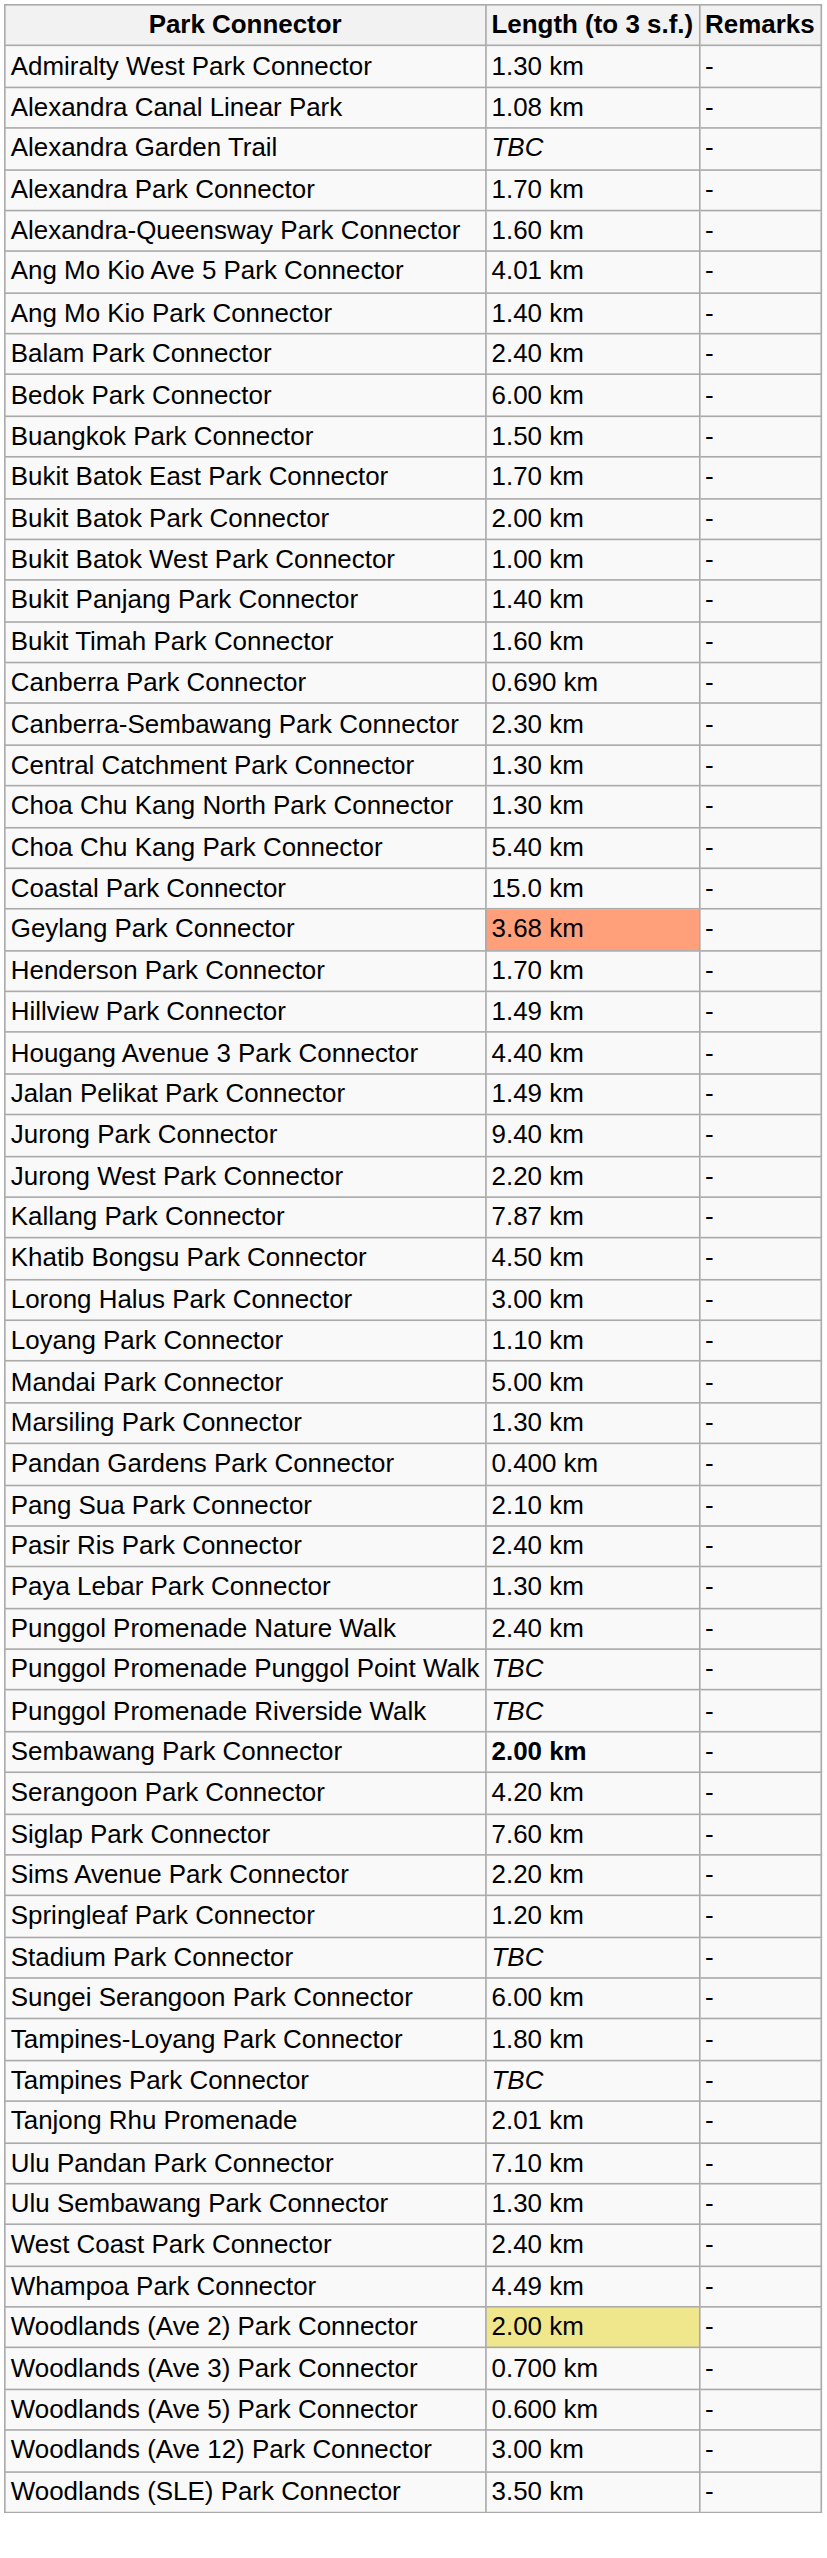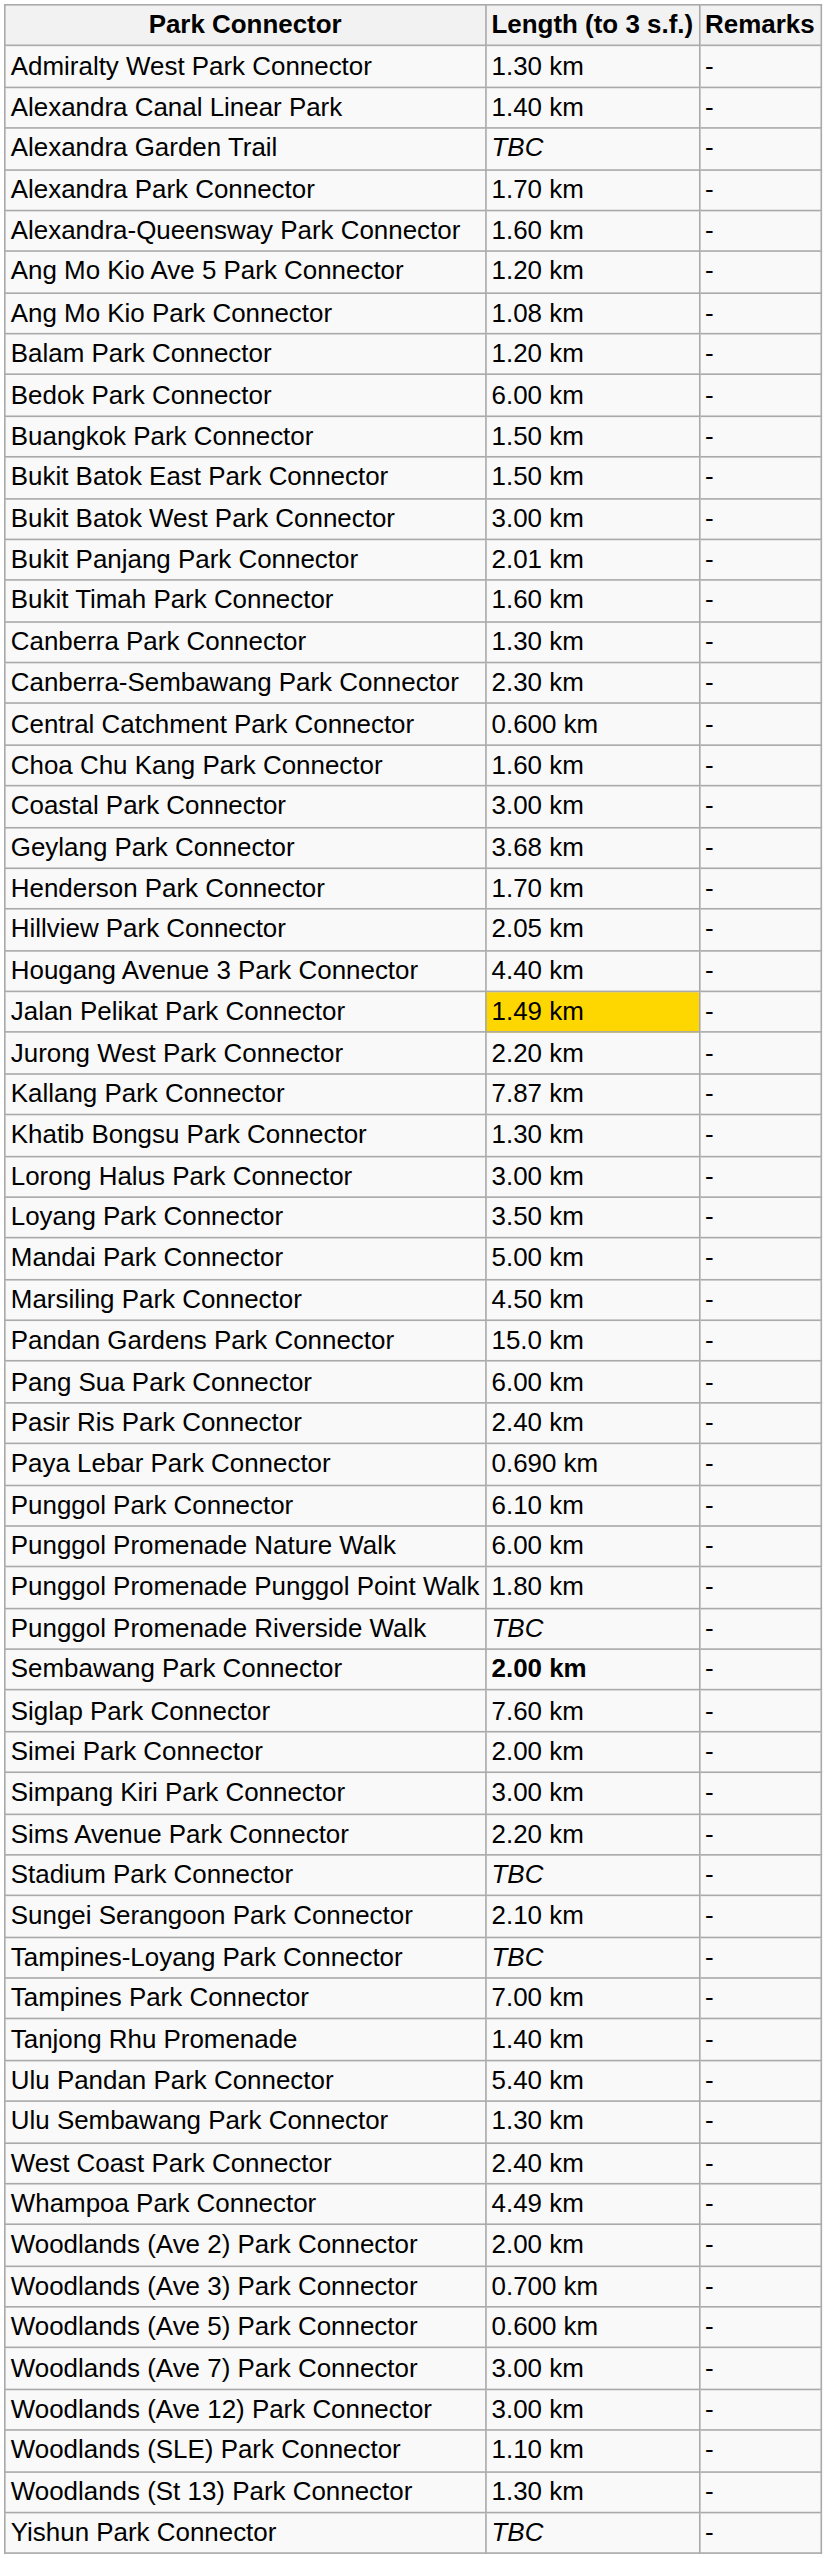(538, 107) 1.08 km -> (538, 107) 1.40 km
(538, 271) 4.01 km -> (538, 271) 1.20 km
(538, 312) 1.40 km -> (538, 312) 1.08 km
(538, 353) 2.40 km -> (538, 353) 1.20 km
(538, 477) 1.70 km -> (538, 477) 1.50 km
- row: (170, 518)
(538, 559) 1.00 km -> (538, 518) 3.00 km
(538, 600) 1.40 km -> (538, 559) 2.01 km
(545, 682) 0.690 km -> (538, 641) 1.30 km
(538, 764) 1.30 km -> (545, 723) 0.600 km
- row: (232, 806)
(538, 847) 5.40 km -> (538, 764) 1.60 km
(538, 888) 15.0 km -> (538, 806) 3.00 km
(538, 929) lightsalmon background -> (538, 847) no background
(538, 1011) 1.49 km -> (538, 929) 2.05 km
(538, 1093) no background -> (538, 1011) gold background
- row: (144, 1134)
(538, 1258) 4.50 km -> (538, 1134) 1.30 km
(538, 1340) 1.10 km -> (538, 1217) 3.50 km
(538, 1422) 1.30 km -> (538, 1299) 4.50 km
(545, 1463) 0.400 km -> (538, 1340) 15.0 km
(538, 1504) 2.10 km -> (538, 1381) 6.00 km
(538, 1587) 1.30 km -> (545, 1463) 0.690 km
+ row: (152, 1504)
(538, 1628) 2.40 km -> (538, 1546) 6.00 km
(517, 1669) TBC -> (538, 1587) 1.80 km
- row: (168, 1792)
+ row: (137, 1751)
+ row: (178, 1792)
- row: (163, 1915)
(538, 1998) 6.00 km -> (538, 1915) 2.10 km
(538, 2039) 1.80 km -> (517, 1957) TBC
(517, 2080) TBC -> (538, 1998) 7.00 km
(538, 2121) 2.01 km -> (538, 2039) 1.40 km
(538, 2162) 7.10 km -> (538, 2080) 5.40 km
(538, 2327) khaki background -> (538, 2244) no background
+ row: (214, 2368)
(538, 2491) 3.50 km -> (538, 2450) 1.10 km
+ row: (212, 2491)
+ row: (144, 2532)
